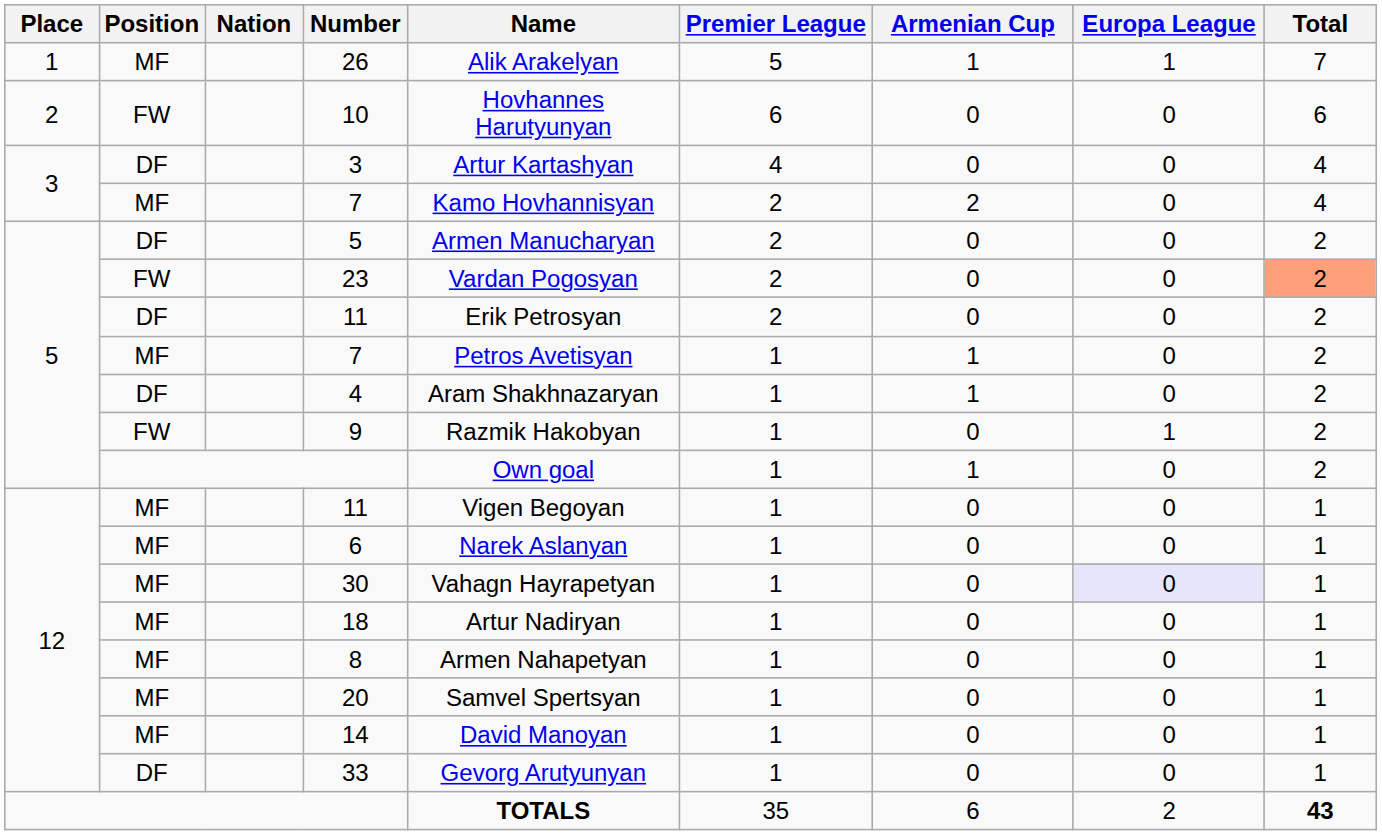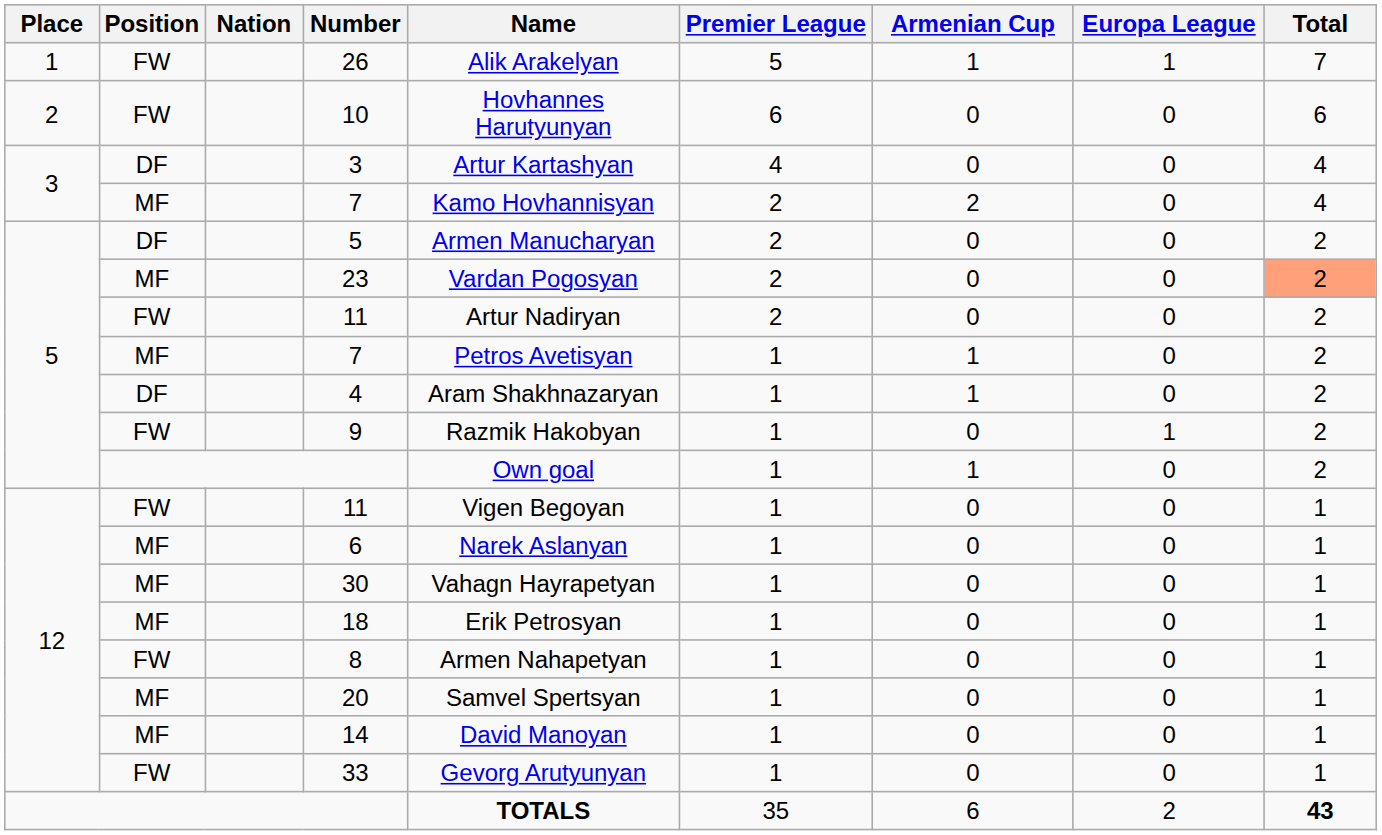(152, 62) MF -> (152, 62) FW
(152, 279) FW -> (152, 279) MF
(152, 317) DF -> (152, 317) FW
(543, 317) Erik Petrosyan -> (543, 317) Artur Nadiryan
(152, 507) MF -> (152, 507) FW
(1169, 583) lavender background -> (1169, 583) no background
(543, 621) Artur Nadiryan -> (543, 621) Erik Petrosyan
(152, 659) MF -> (152, 659) FW
(152, 773) DF -> (152, 773) FW
